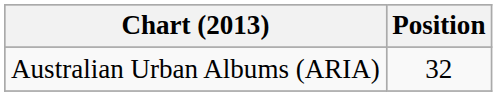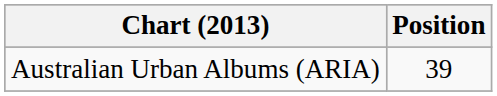(439, 68) 32 -> (439, 68) 39
